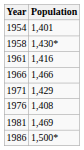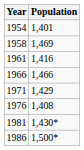(45, 43) 1,430* -> (42, 43) 1,469
(42, 122) 1,469 -> (45, 122) 1,430*
